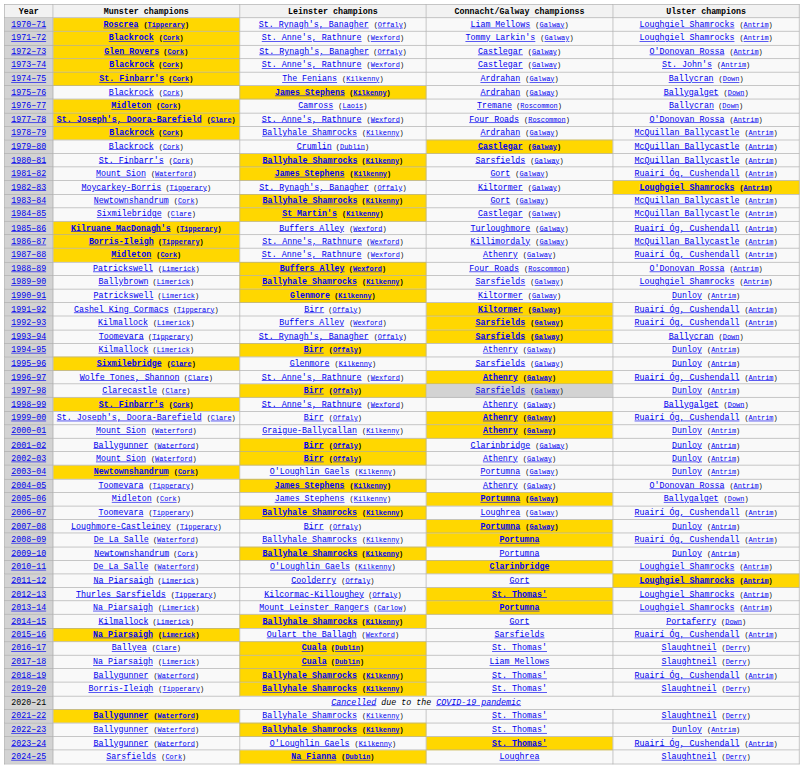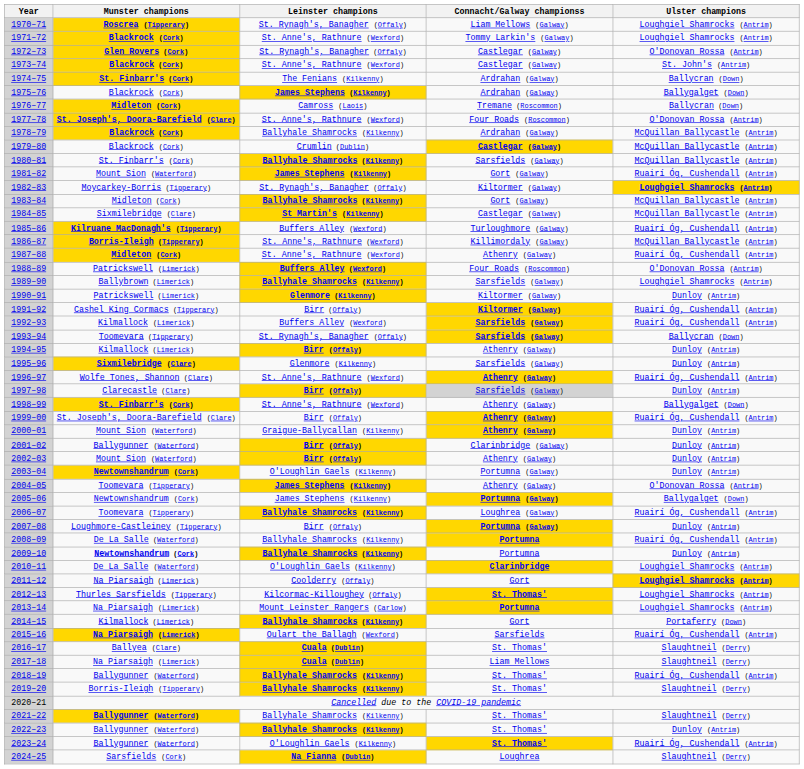(146, 201) Newtownshandrum (Cork) -> (146, 201) Midleton (Cork)
(146, 499) Midleton (Cork) -> (146, 499) Newtownshandrum (Cork)
(146, 553) normal -> (146, 553) bold
